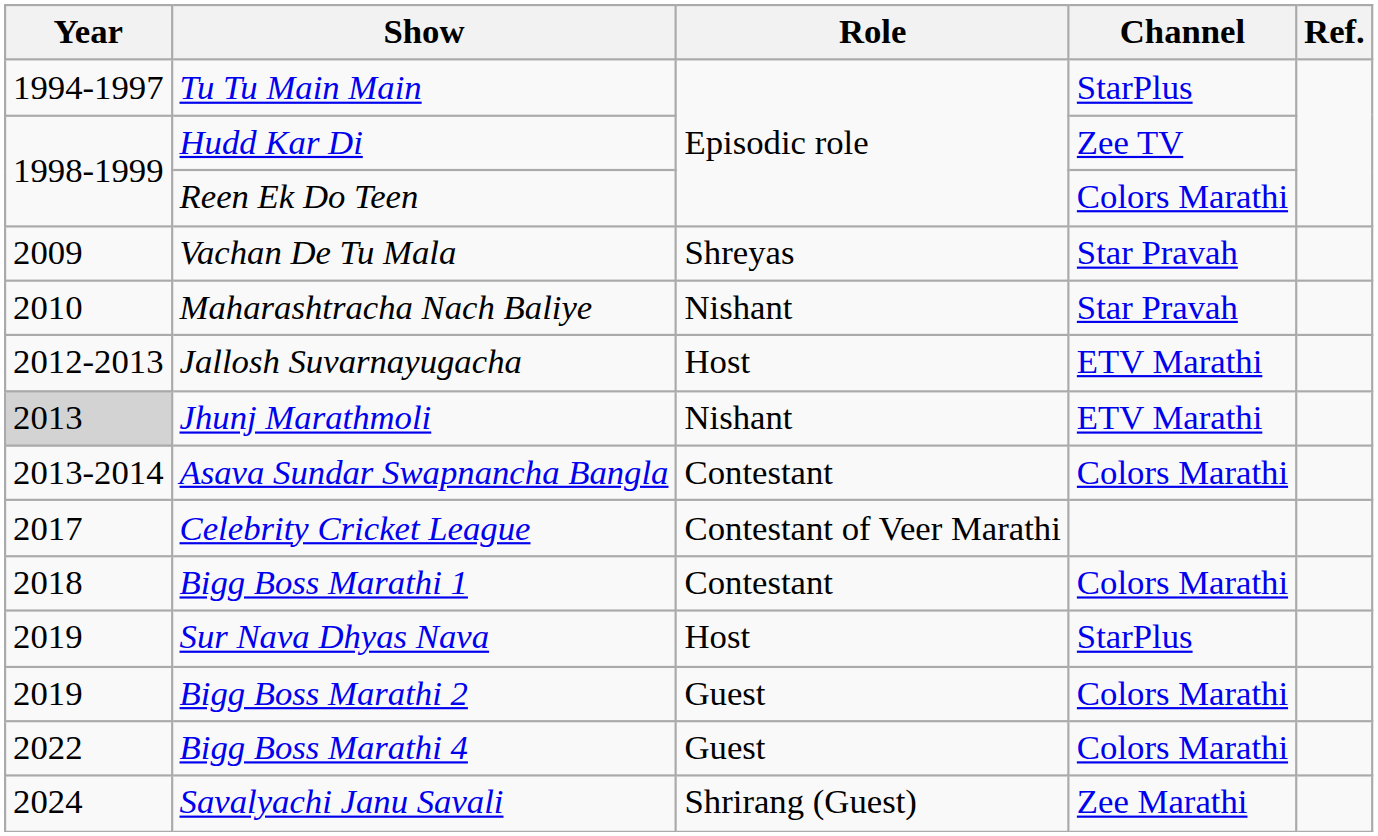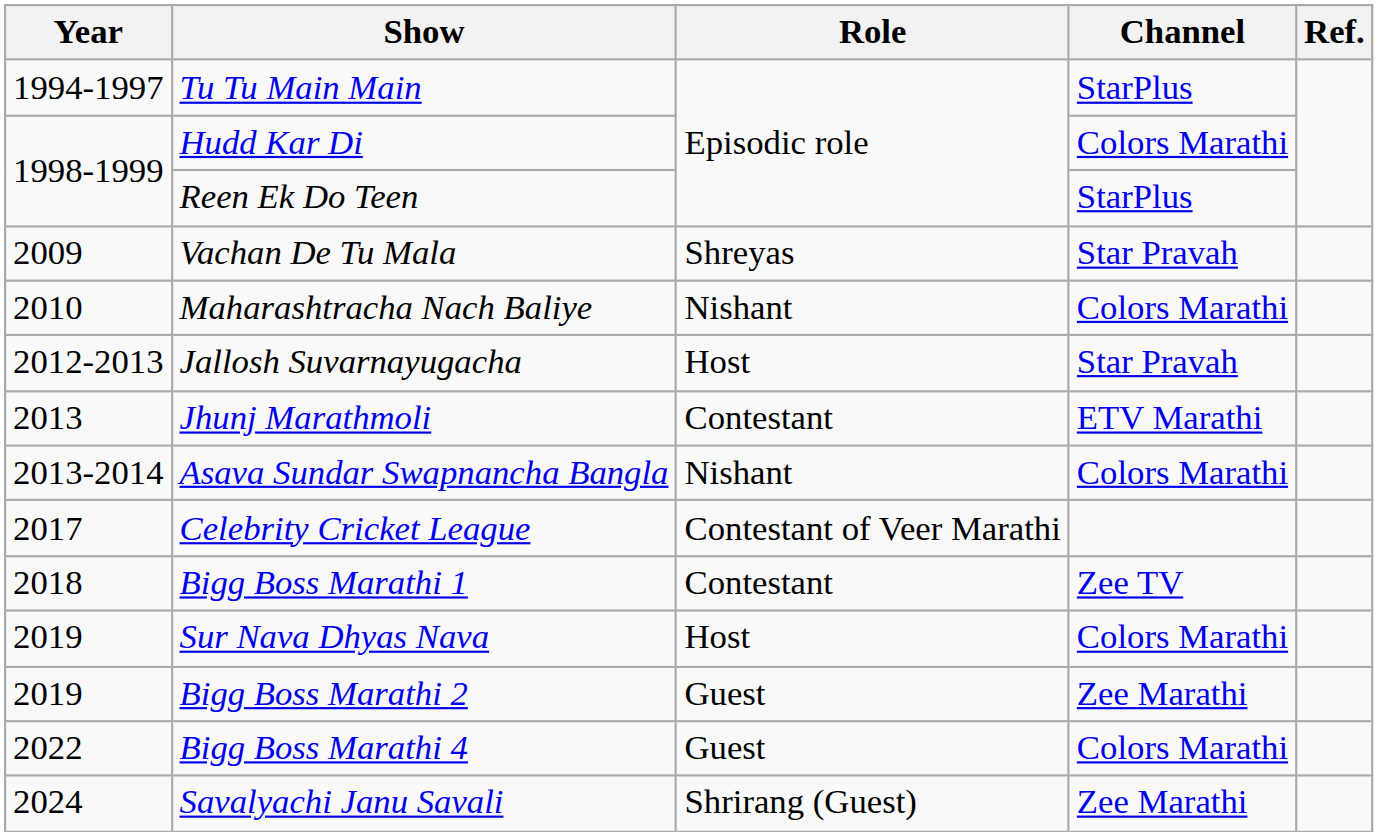(1130, 142) Zee TV -> (1182, 142) Colors Marathi
(1182, 197) Colors Marathi -> (1135, 197) StarPlus
(1157, 307) Star Pravah -> (1182, 307) Colors Marathi
(1170, 362) ETV Marathi -> (1157, 362) Star Pravah
(48, 417) lightgrey background -> (48, 417) no background
(739, 417) Nishant -> (759, 417) Contestant
(759, 472) Contestant -> (739, 472) Nishant
(1182, 582) Colors Marathi -> (1130, 582) Zee TV
(1135, 637) StarPlus -> (1182, 637) Colors Marathi
(1182, 692) Colors Marathi -> (1162, 692) Zee Marathi
